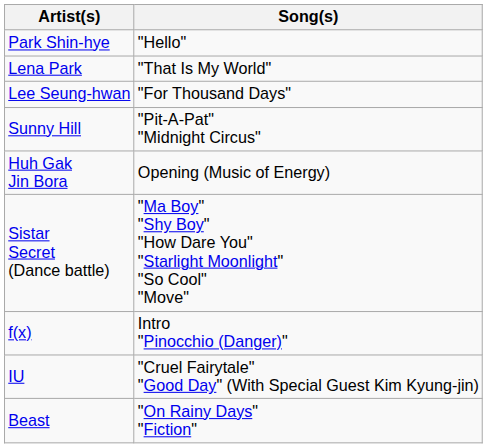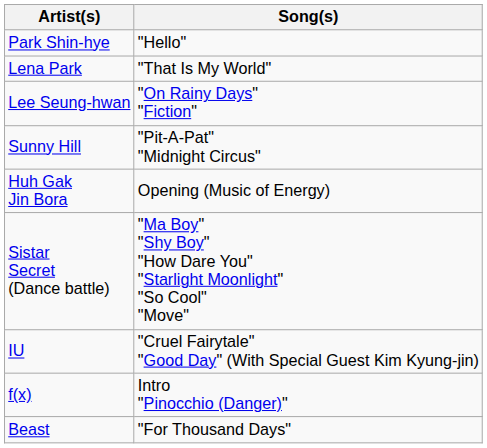(214, 94) "For Thousand Days" -> (198, 103) "On Rainy Days" "Fiction"
rows swapped: (20, 333) <-> (16, 376)
(198, 420) "On Rainy Days" "Fiction" -> (214, 429) "For Thousand Days"
